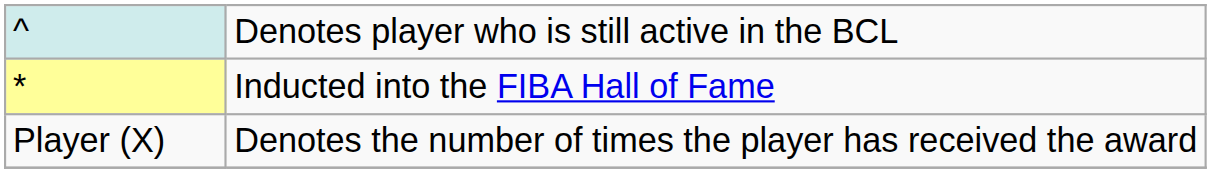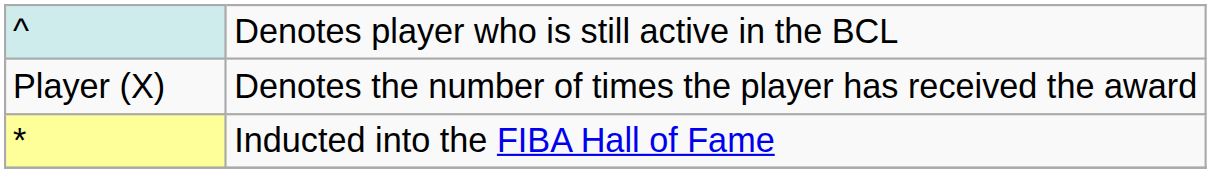rows swapped: (20, 85) <-> (89, 140)
